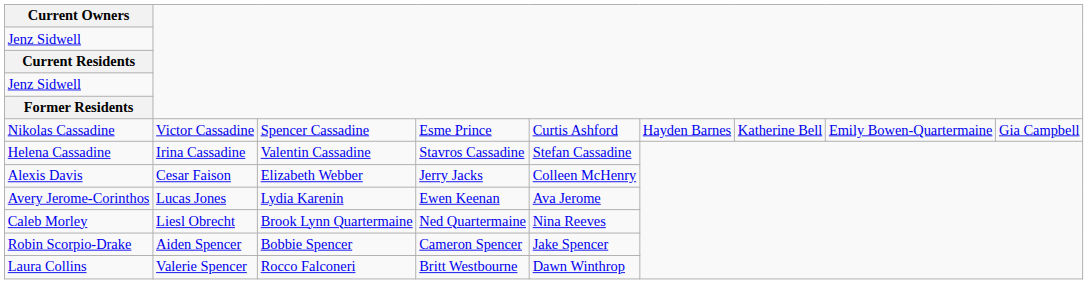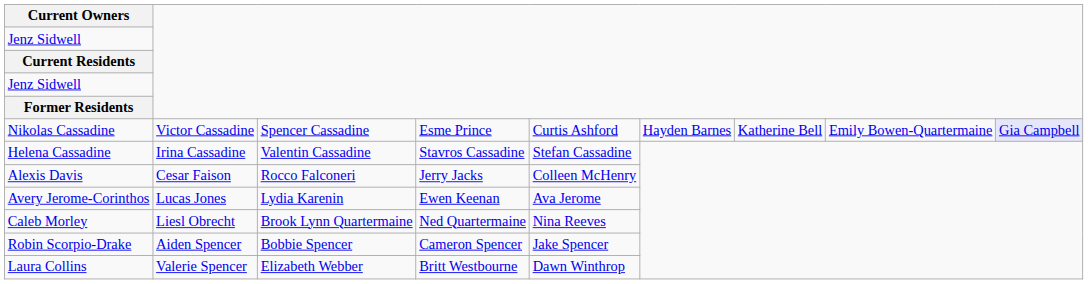(1039, 130) no background -> (1039, 130) lavender background
(312, 175) Elizabeth Webber -> (308, 175) Rocco Falconeri
(308, 267) Rocco Falconeri -> (312, 267) Elizabeth Webber
